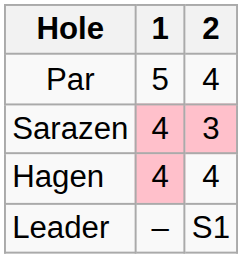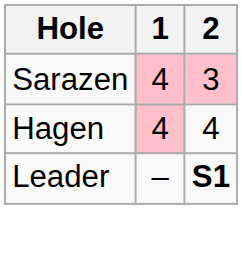- row: (70, 78)
(211, 227) normal -> (211, 177) bold
